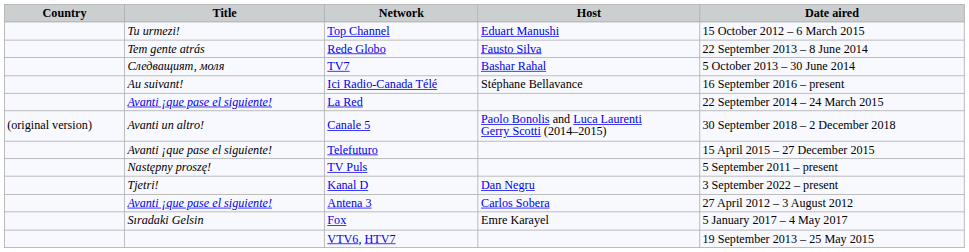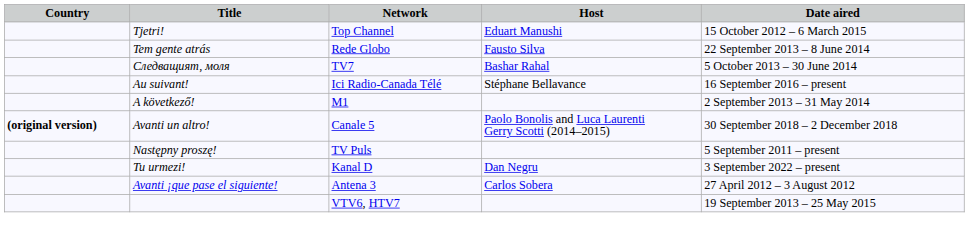(154, 31) Tu urmezi! -> (148, 31) Tjetri!
- row: (345, 102)
+ row: (340, 102)
(50, 126) normal -> (52, 126) bold
- row: (353, 149)
(143, 185) Tjetri! -> (159, 167) Tu urmezi!
- row: (337, 220)
